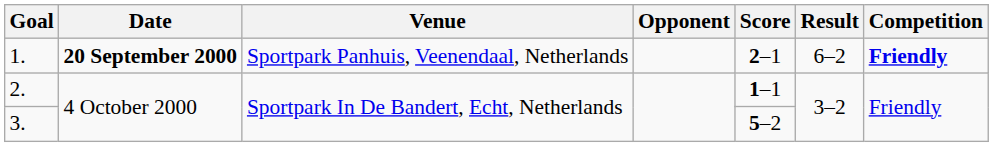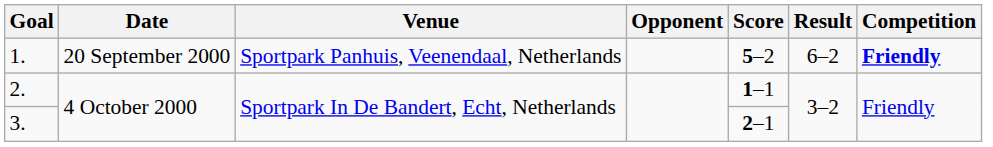(150, 55) bold -> (147, 55) normal
(765, 55) 2–1 -> (758, 55) 5–2
(765, 123) 5–2 -> (758, 123) 2–1
